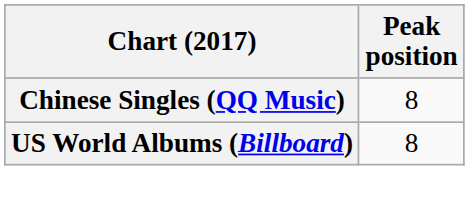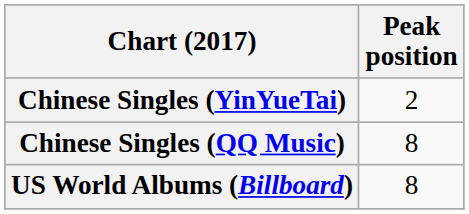+ row: (182, 99)
